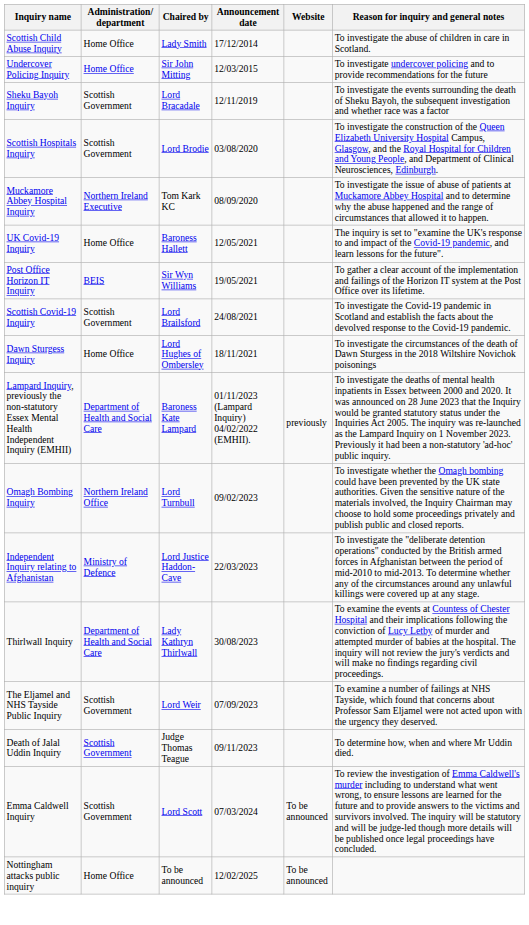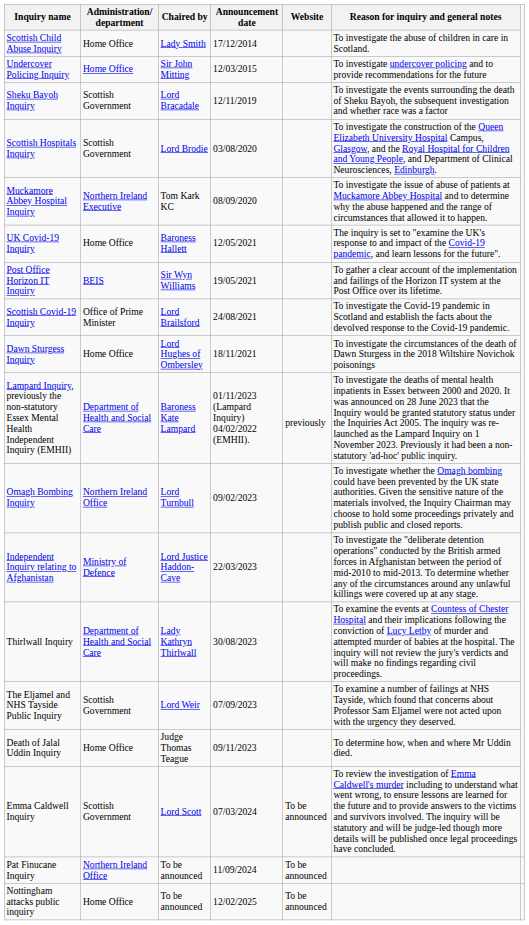(108, 317) Scottish Government -> (113, 317) Office of Prime Minister
(108, 748) Scottish Government -> (108, 748) Home Office
+ row: (31, 870)
